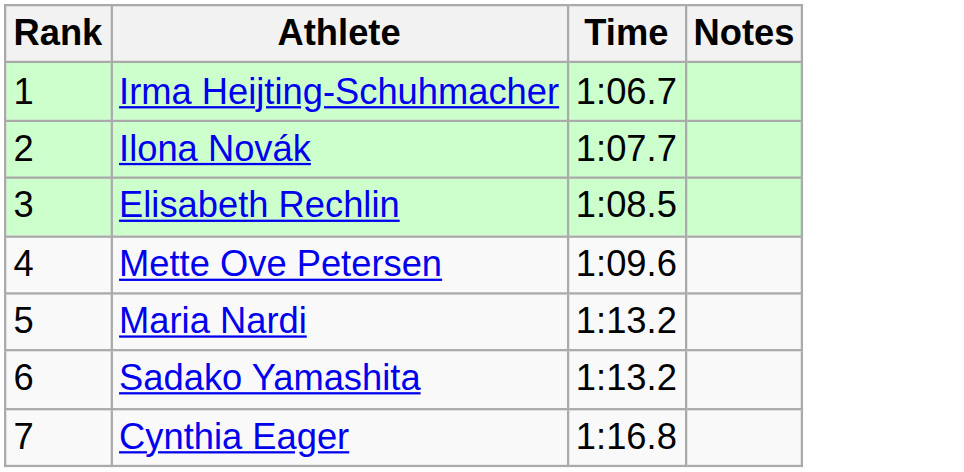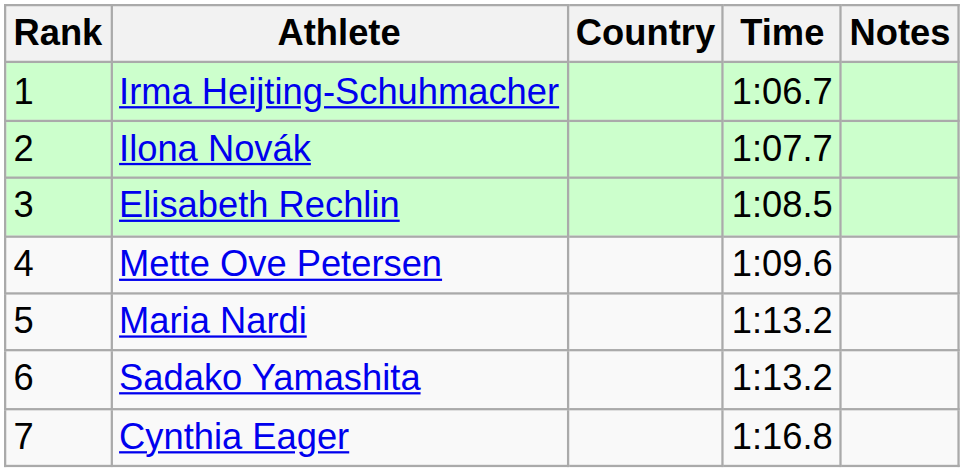+ column: (645, 33)
